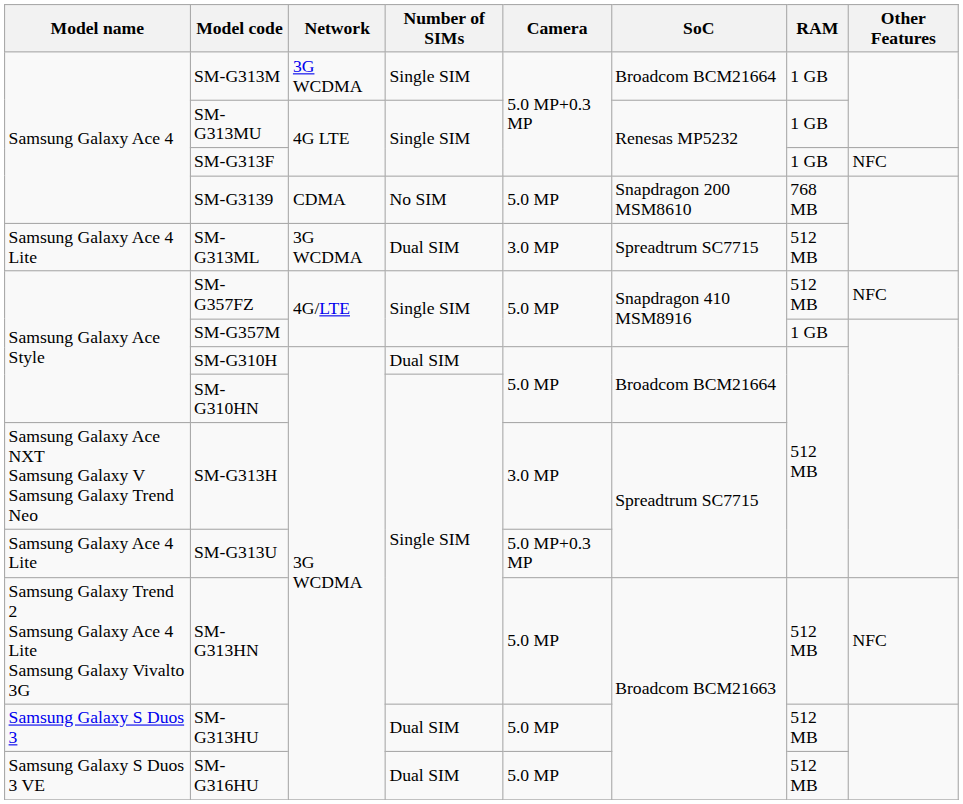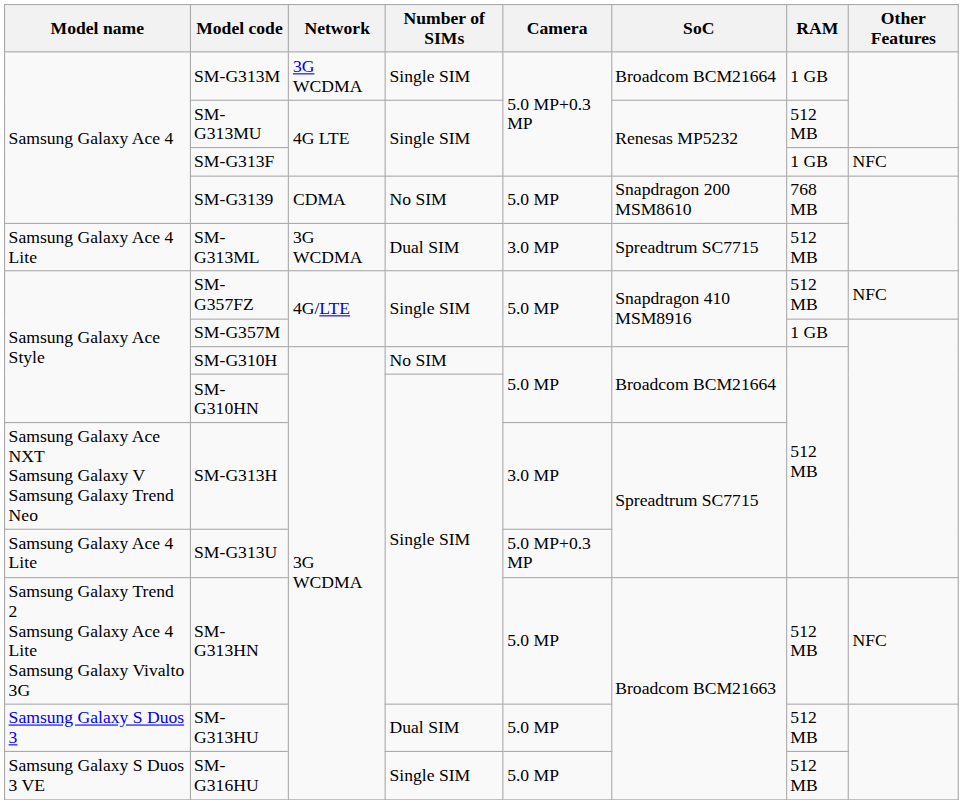(809, 123) 1 GB -> (804, 123) 512 MB
(424, 360) Dual SIM -> (418, 360) No SIM
(424, 775) Dual SIM -> (430, 775) Single SIM
